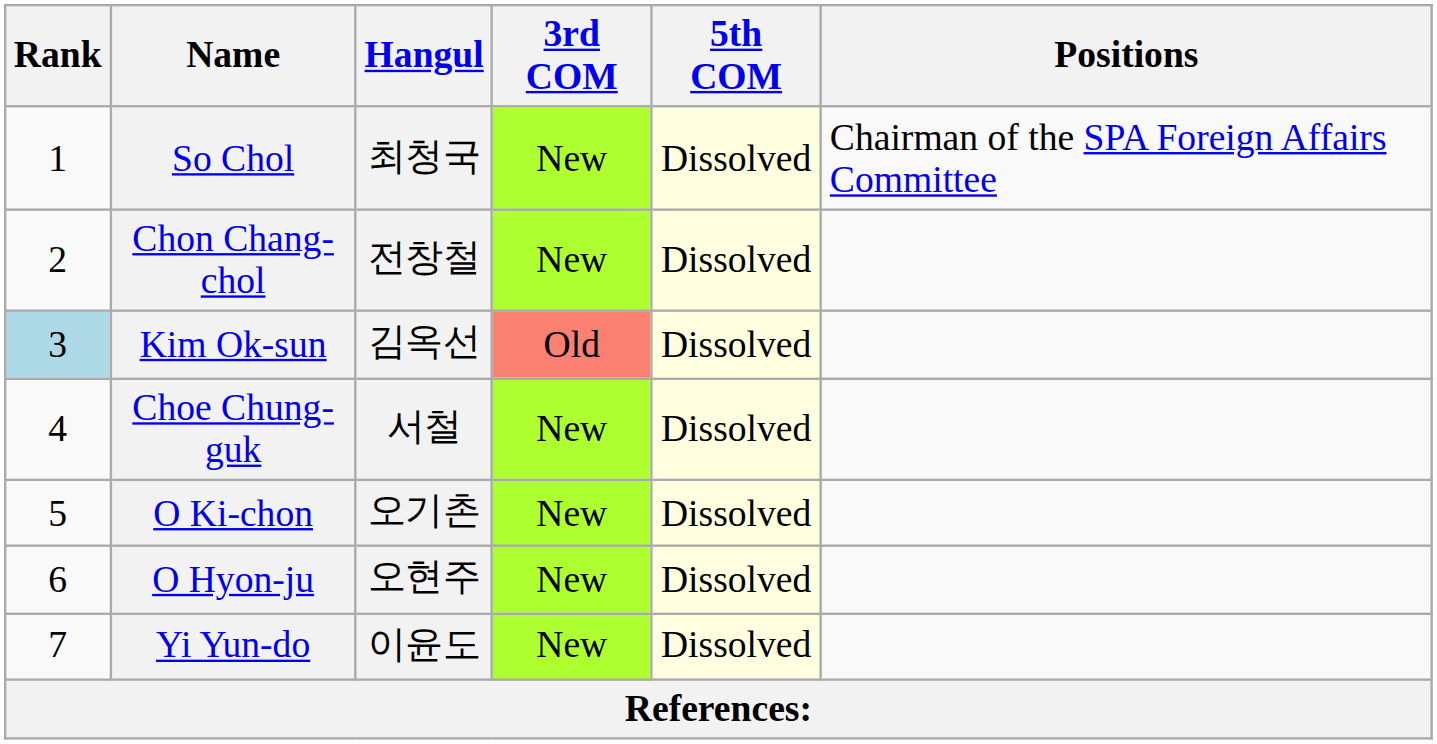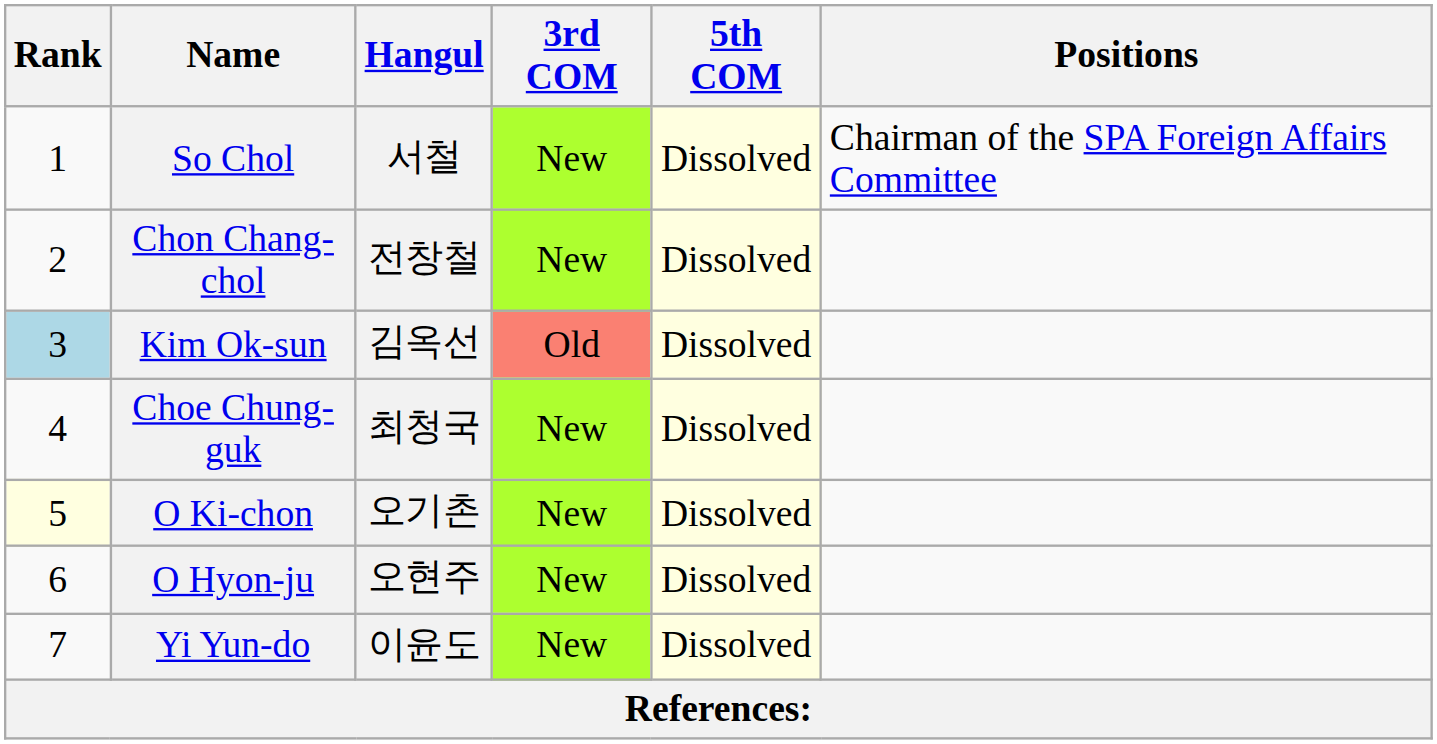(424, 156) 최청국 -> (424, 156) 서철
(424, 426) 서철 -> (424, 426) 최청국
(58, 512) no background -> (58, 512) lightyellow background
